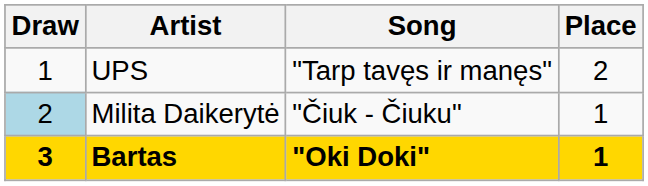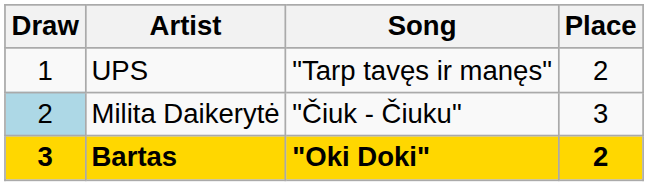(601, 113) 1 -> (601, 113) 3
(601, 157) 1 -> (601, 157) 2
